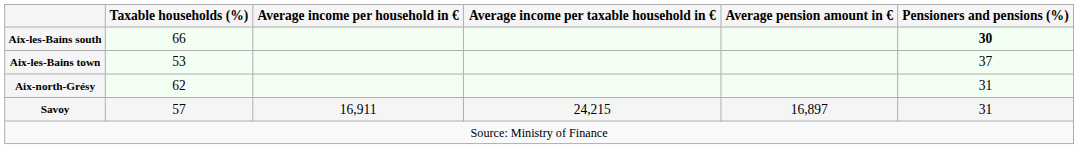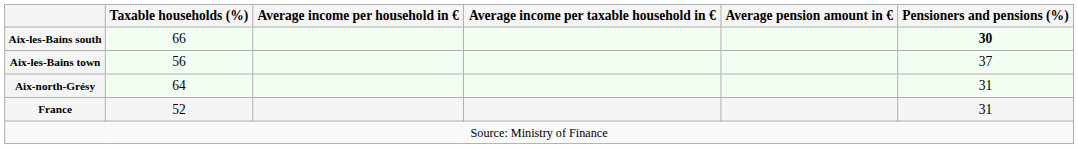(179, 62) 53 -> (179, 62) 56
(179, 86) 62 -> (179, 86) 64
- row: (55, 110)
+ row: (55, 110)
